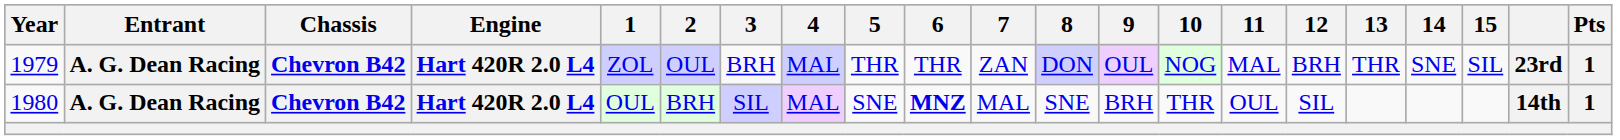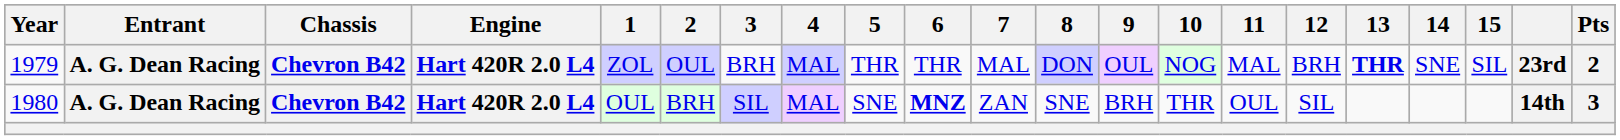(1003, 64) ZAN -> (1003, 64) MAL
(1376, 64) normal -> (1378, 64) bold
(1589, 64) 1 -> (1593, 64) 2
(1003, 103) MAL -> (1003, 103) ZAN
(1589, 103) 1 -> (1593, 103) 3
